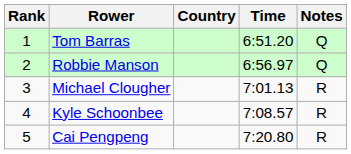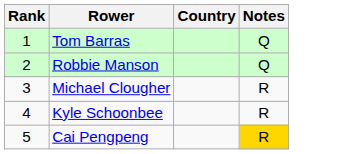- column: (268, 16)
(322, 137) no background -> (264, 137) gold background
